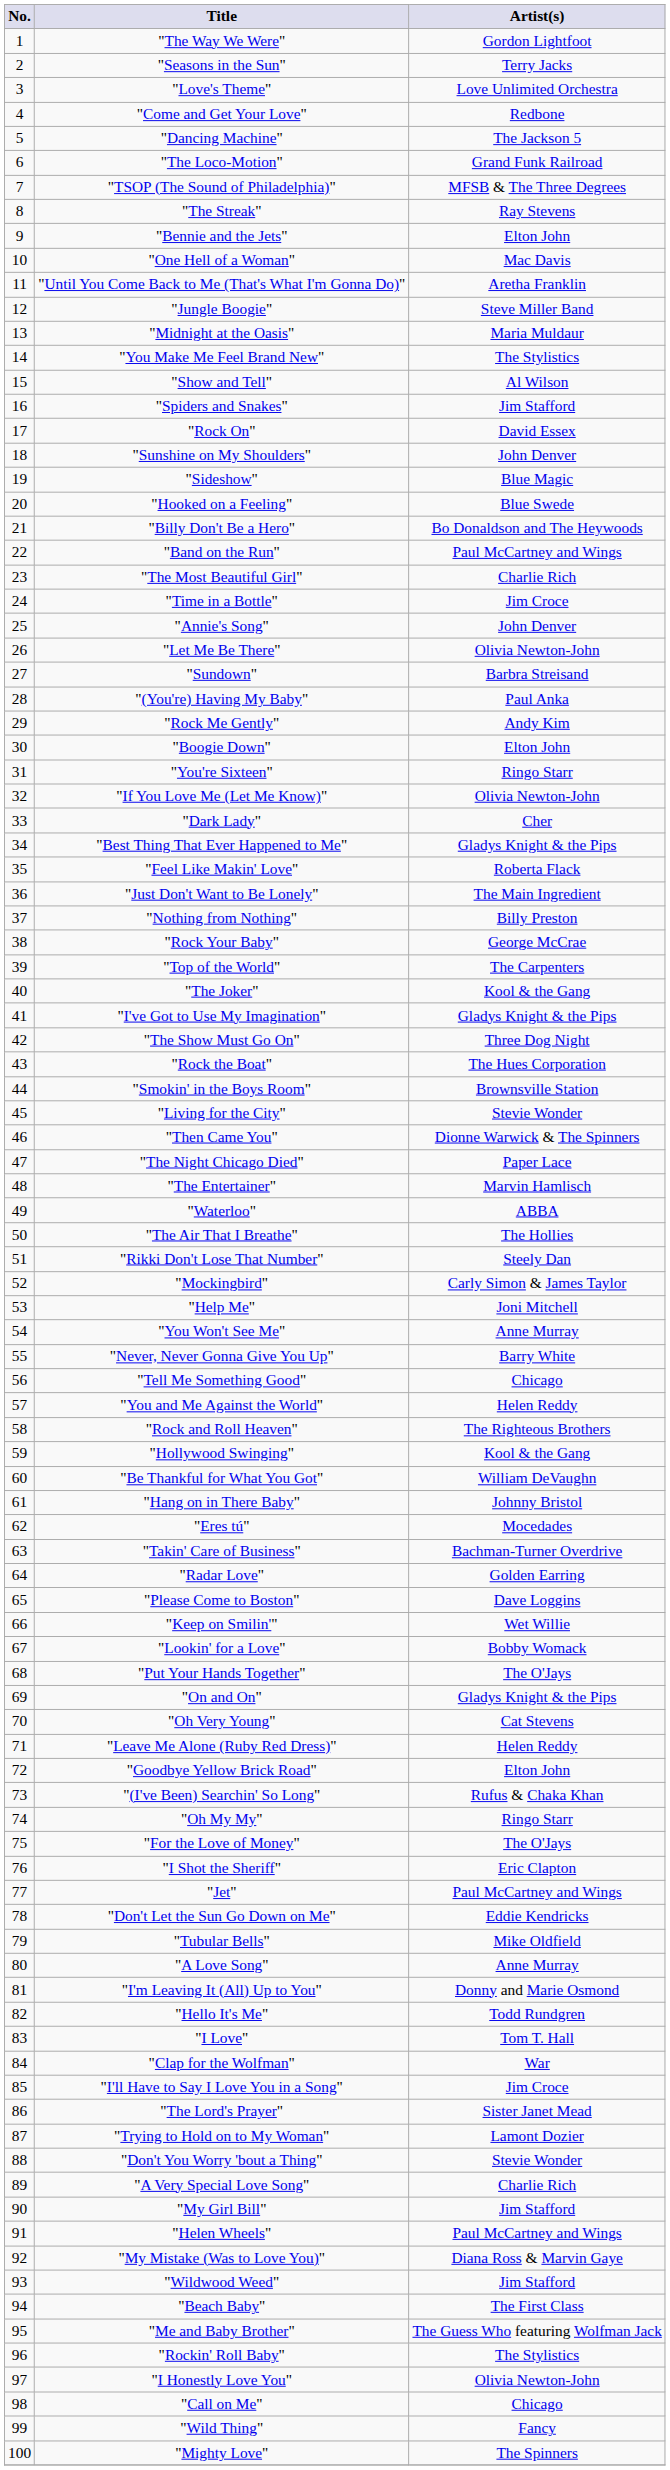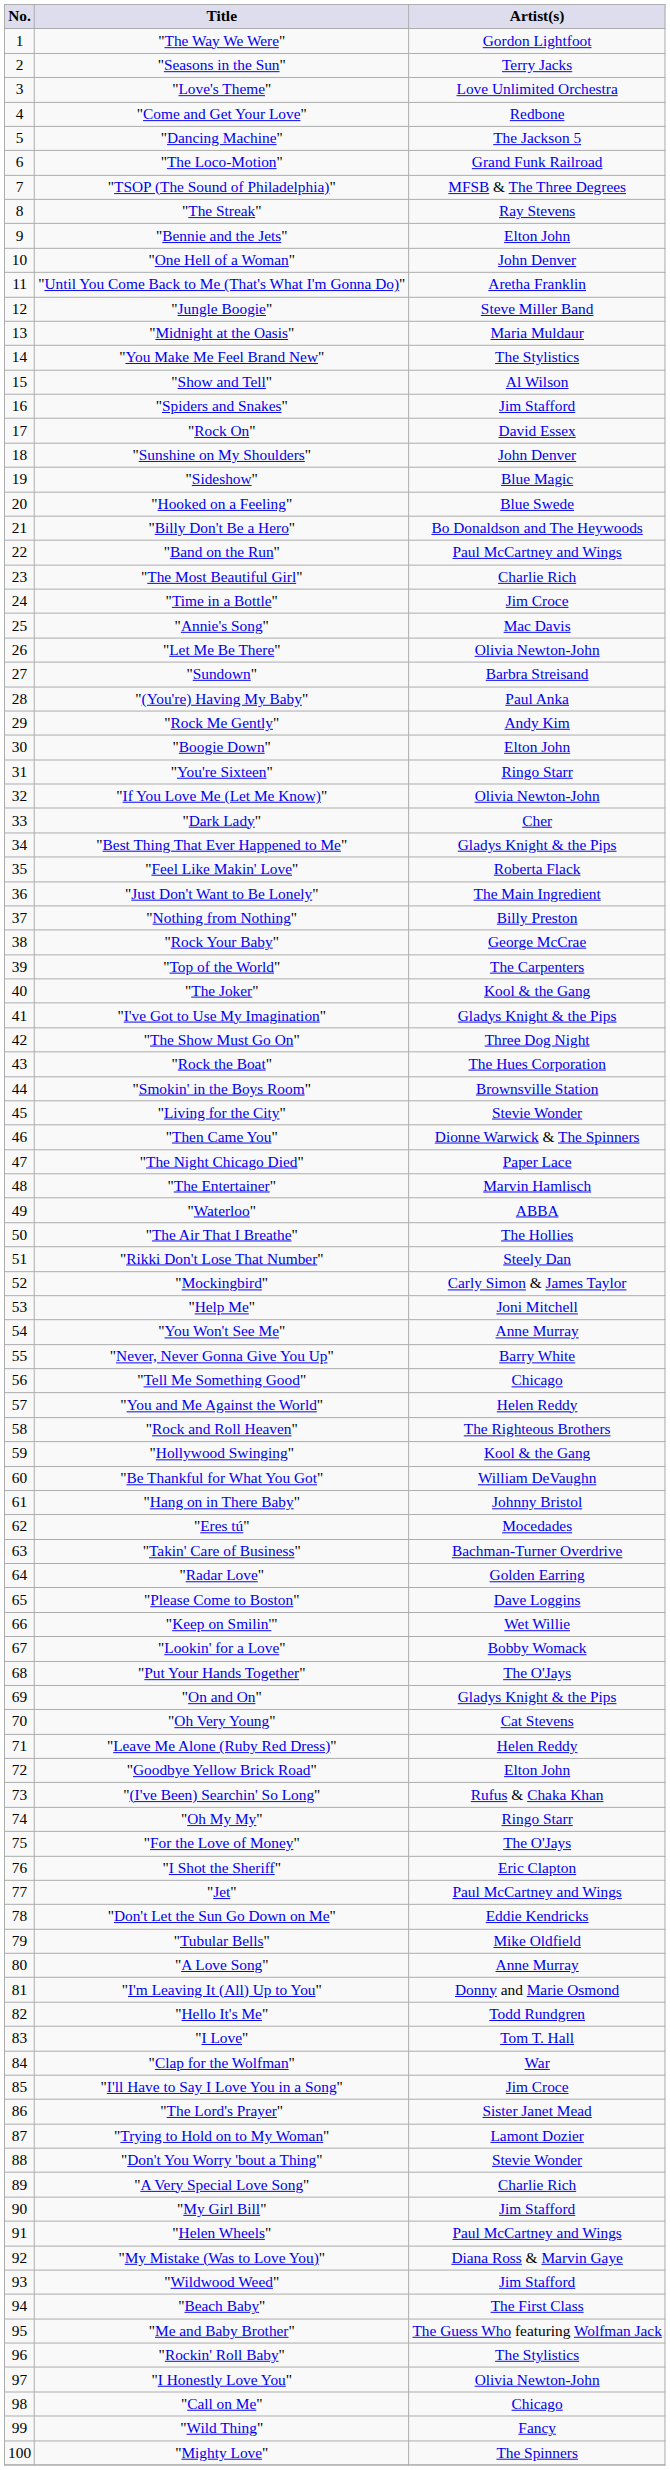(537, 260) Mac Davis -> (537, 260) John Denver
(537, 625) John Denver -> (537, 625) Mac Davis
